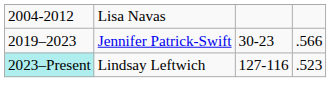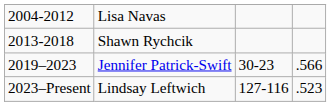+ row: (145, 40)
(49, 64) paleturquoise background -> (49, 88) no background
